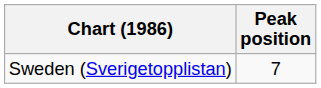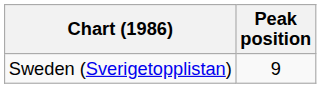(276, 68) 7 -> (276, 68) 9
